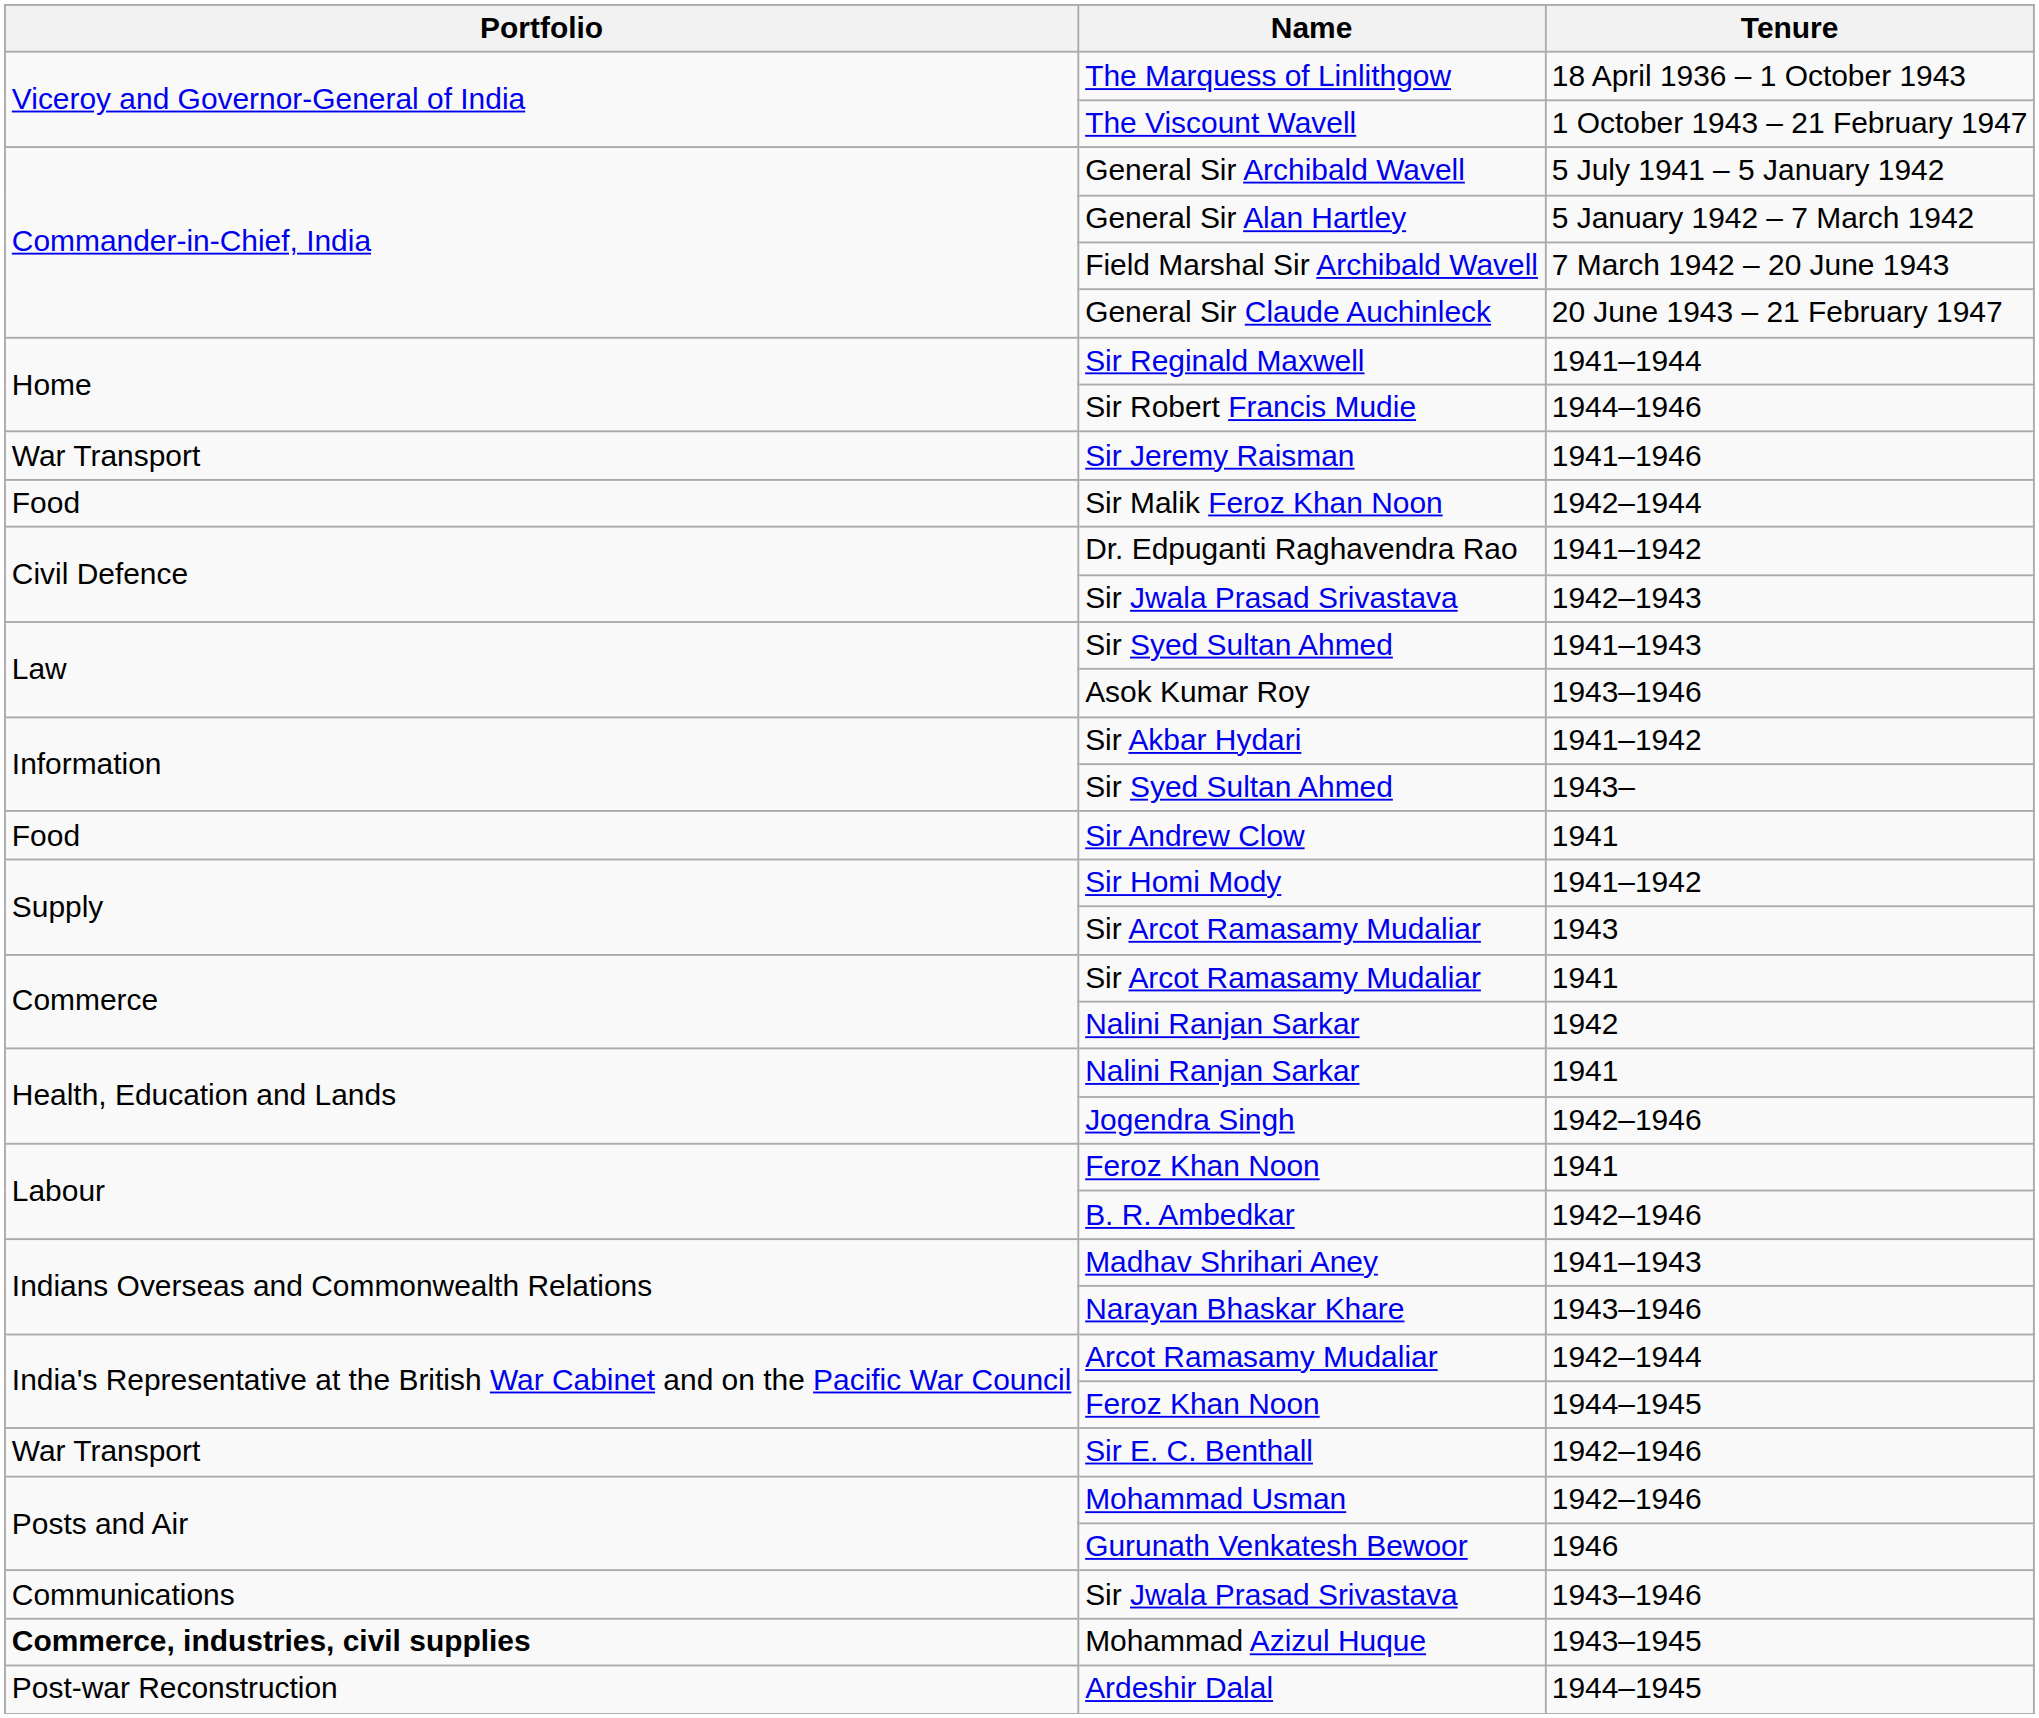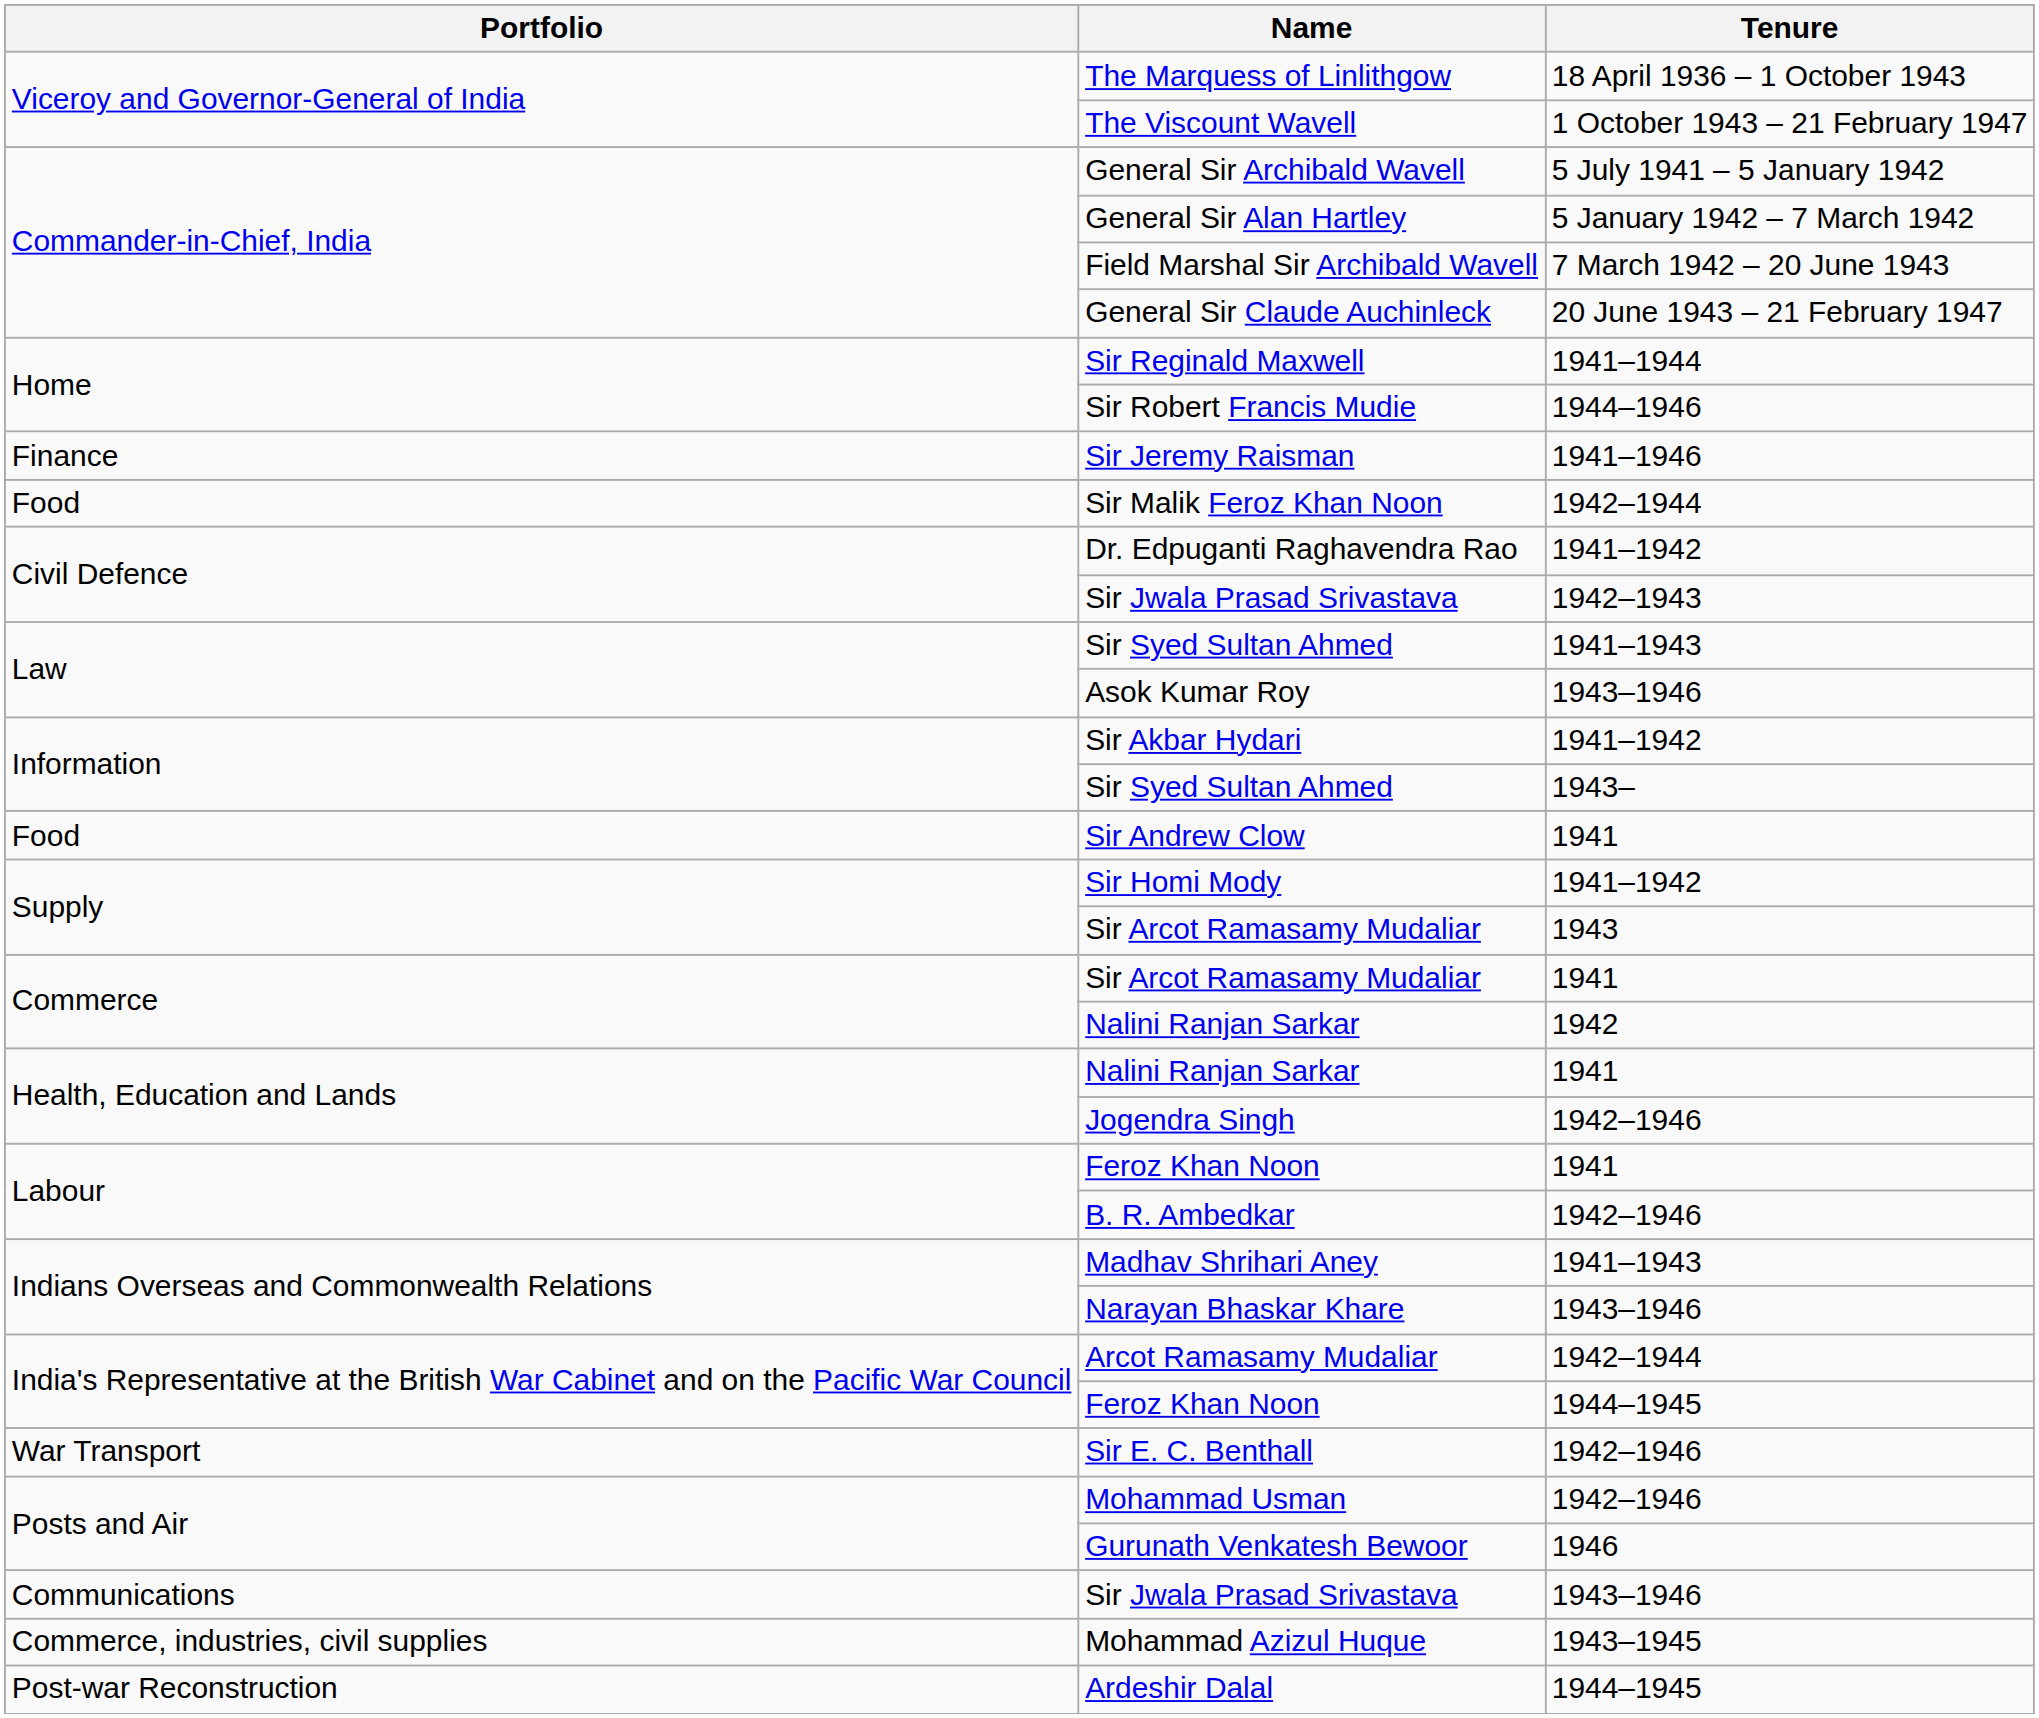(106, 455) War Transport -> (65, 455) Finance
(271, 1641) bold -> (250, 1641) normal
